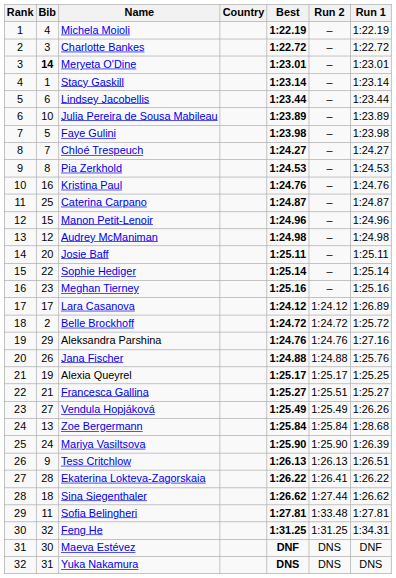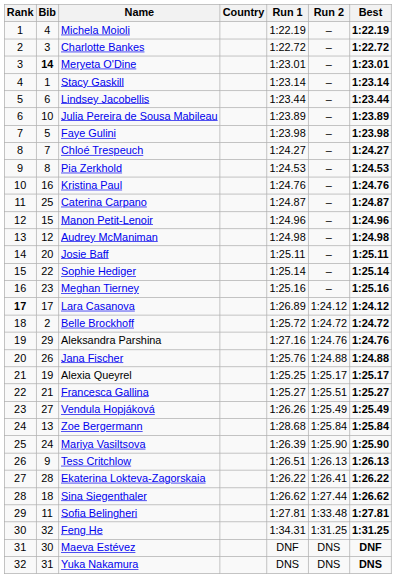columns swapped: (371, 13) <-> (288, 13)
(20, 306) normal -> (20, 306) bold
